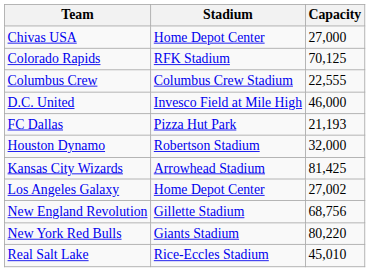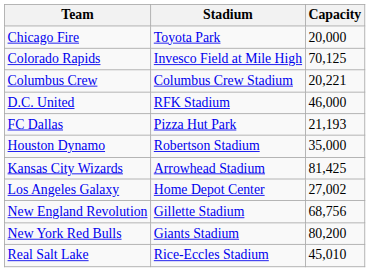+ row: (43, 37)
- row: (42, 37)
(192, 59) RFK Stadium -> (228, 59) Invesco Field at Mile High
(327, 80) 22,555 -> (327, 80) 20,221
(228, 102) Invesco Field at Mile High -> (192, 102) RFK Stadium
(327, 146) 32,000 -> (327, 146) 35,000
(327, 233) 80,220 -> (327, 233) 80,200
